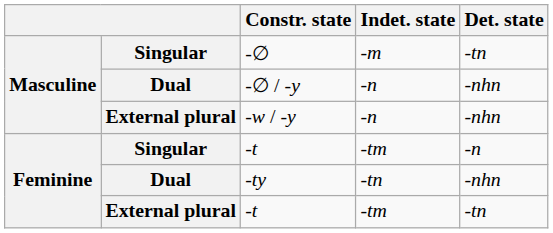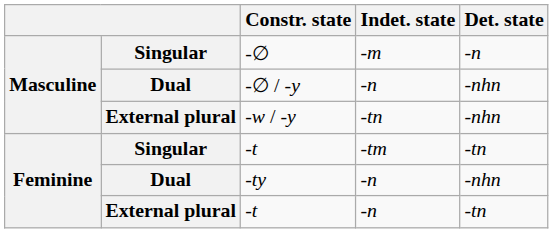(475, 52) -tn -> (473, 52) -n
(369, 117) -n -> (372, 117) -tn
(473, 148) -n -> (475, 148) -tn
(372, 180) -tn -> (369, 180) -n
(374, 211) -tm -> (369, 211) -n
